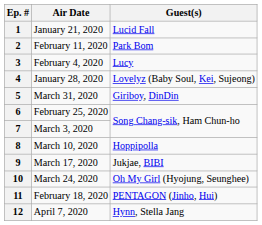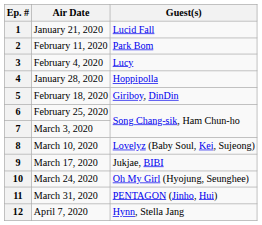(184, 79) Lovelyz (Baby Soul, Kei, Sujeong) -> (135, 79) Hoppipolla
(66, 96) March 31, 2020 -> (71, 96) February 18, 2020
(135, 146) Hoppipolla -> (184, 146) Lovelyz (Baby Soul, Kei, Sujeong)
(71, 196) February 18, 2020 -> (66, 196) March 31, 2020
